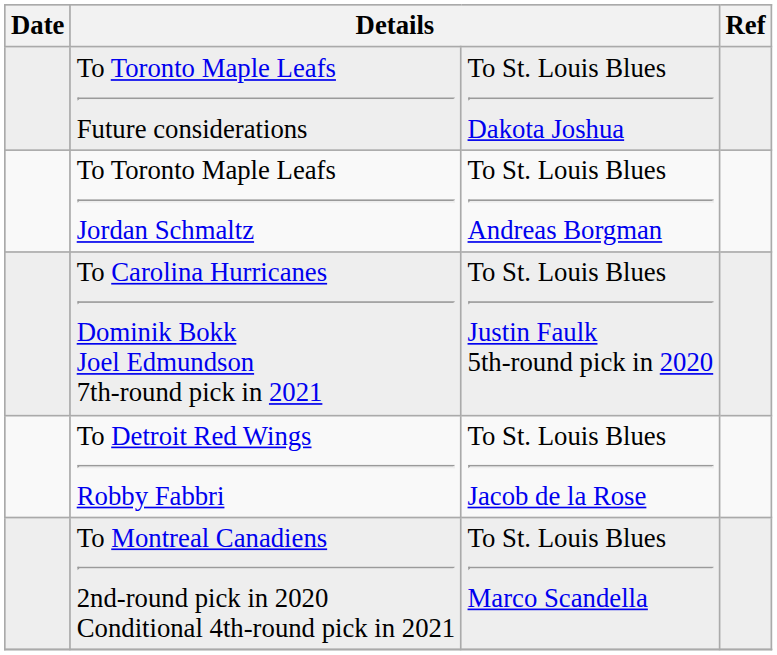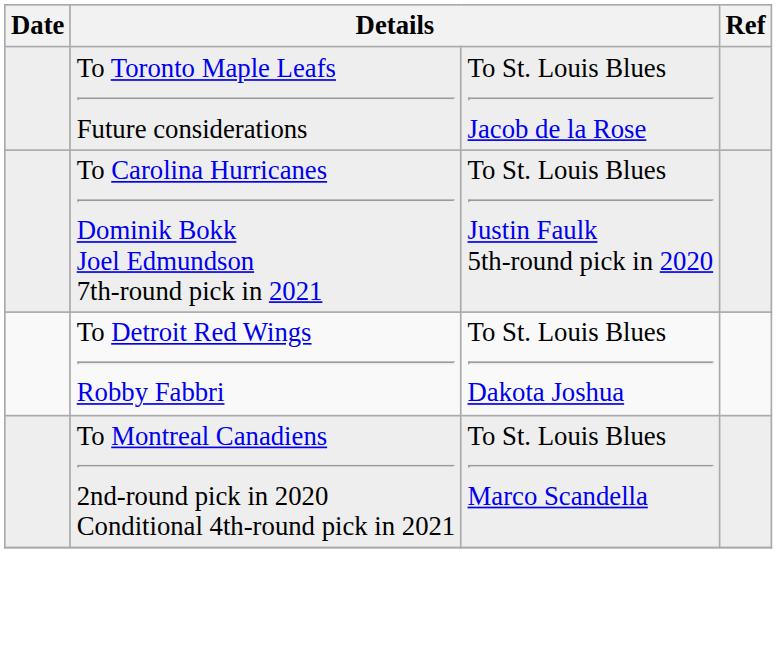(590, 98) To St. Louis Blues Dakota Joshua -> (590, 98) To St. Louis Blues Jacob de la Rose
- row: (266, 200)
(590, 465) To St. Louis Blues Jacob de la Rose -> (590, 363) To St. Louis Blues Dakota Joshua
